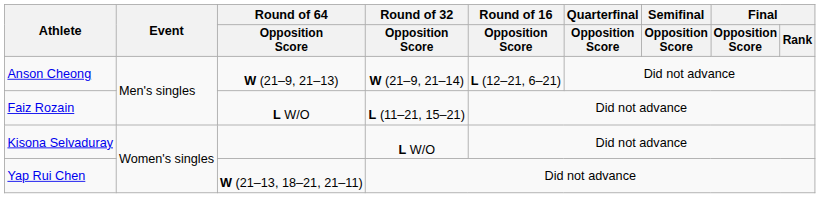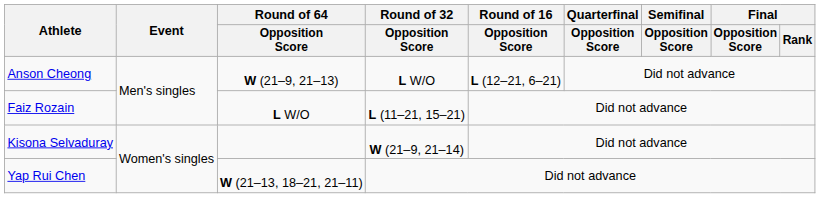(417, 81) W (21–9, 21–14) -> (417, 81) L W/O
(417, 149) L W/O -> (417, 149) W (21–9, 21–14)
